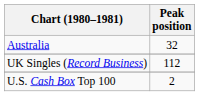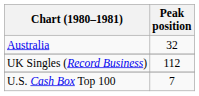(172, 81) 2 -> (172, 81) 7
